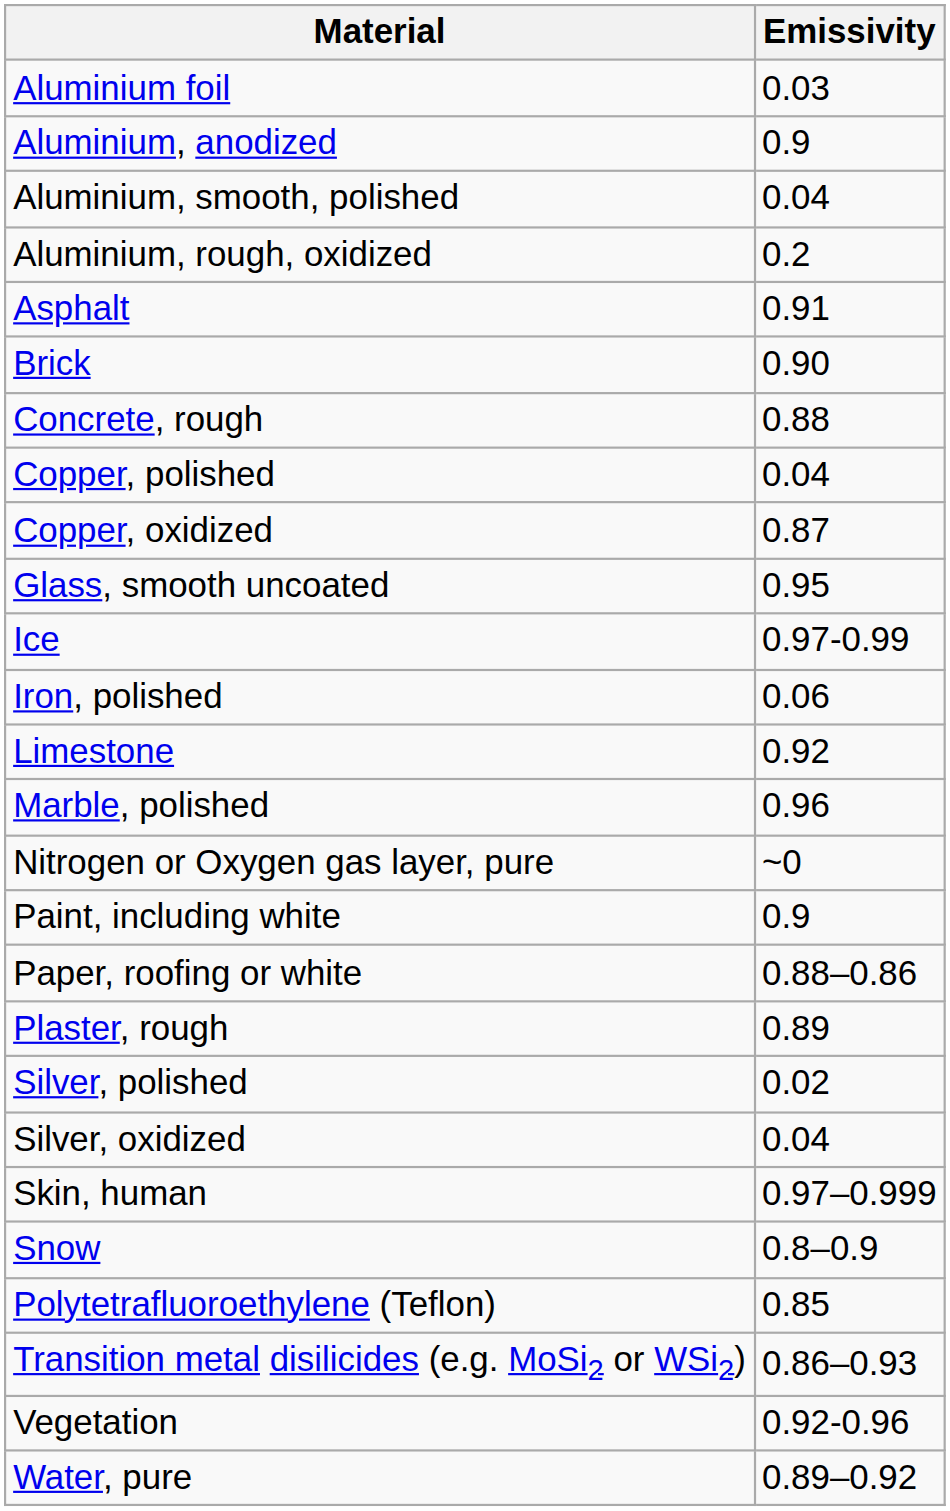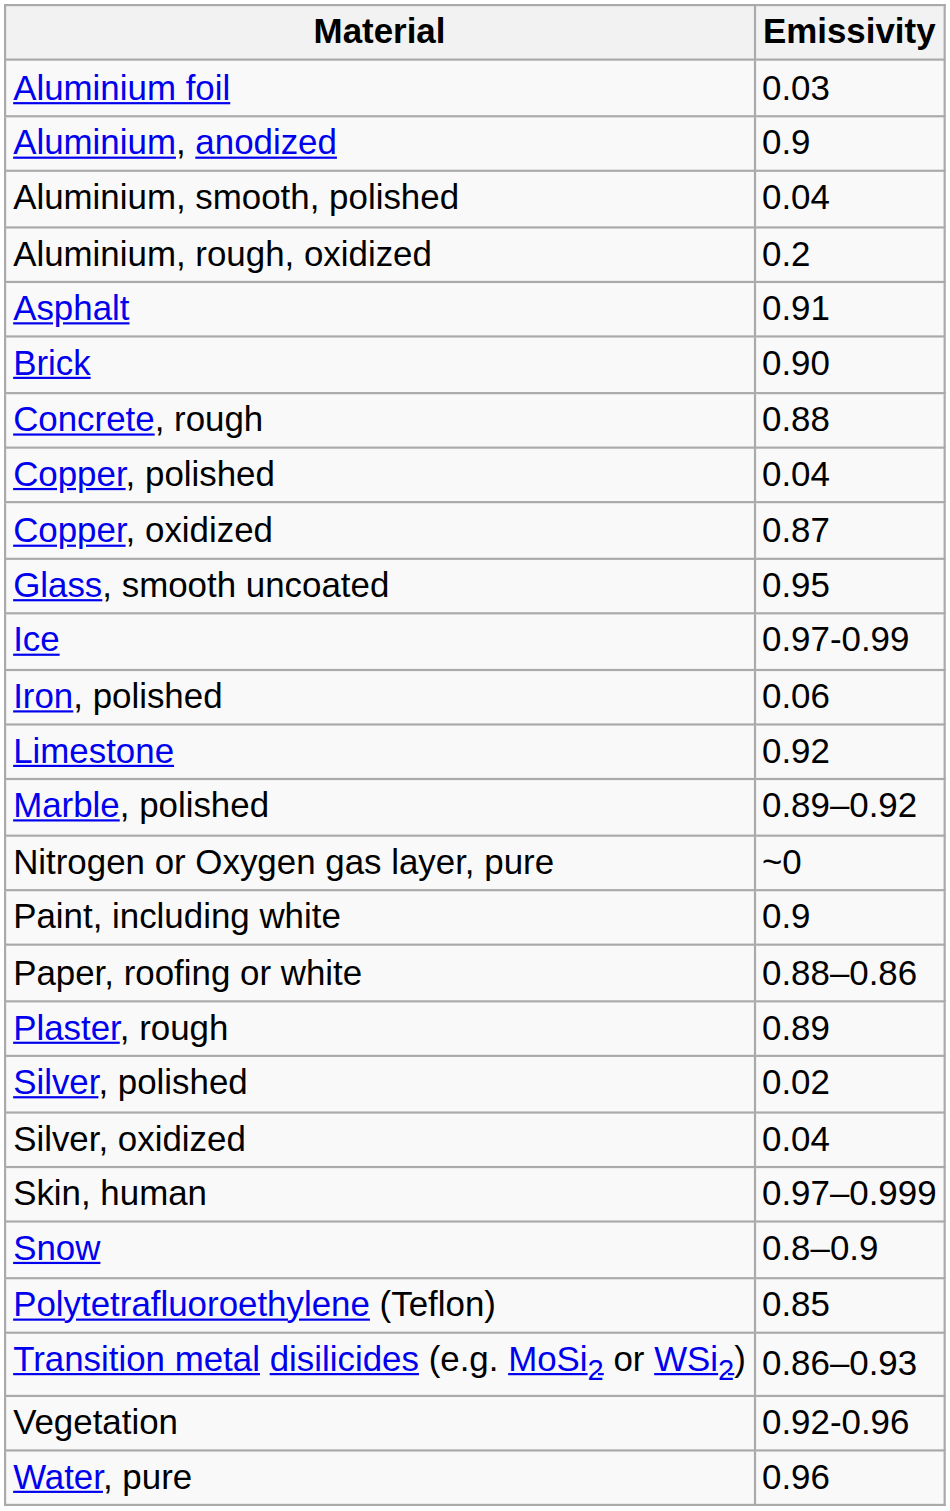(796, 806) 0.96 -> (840, 806) 0.89–0.92
(840, 1477) 0.89–0.92 -> (796, 1477) 0.96
